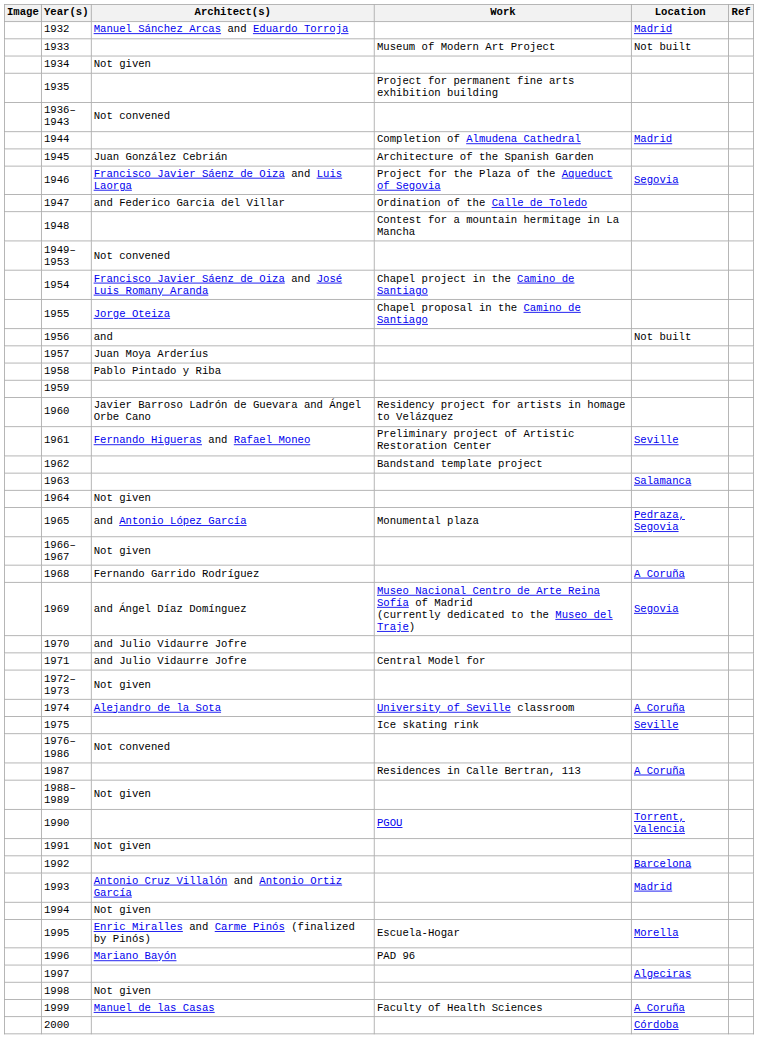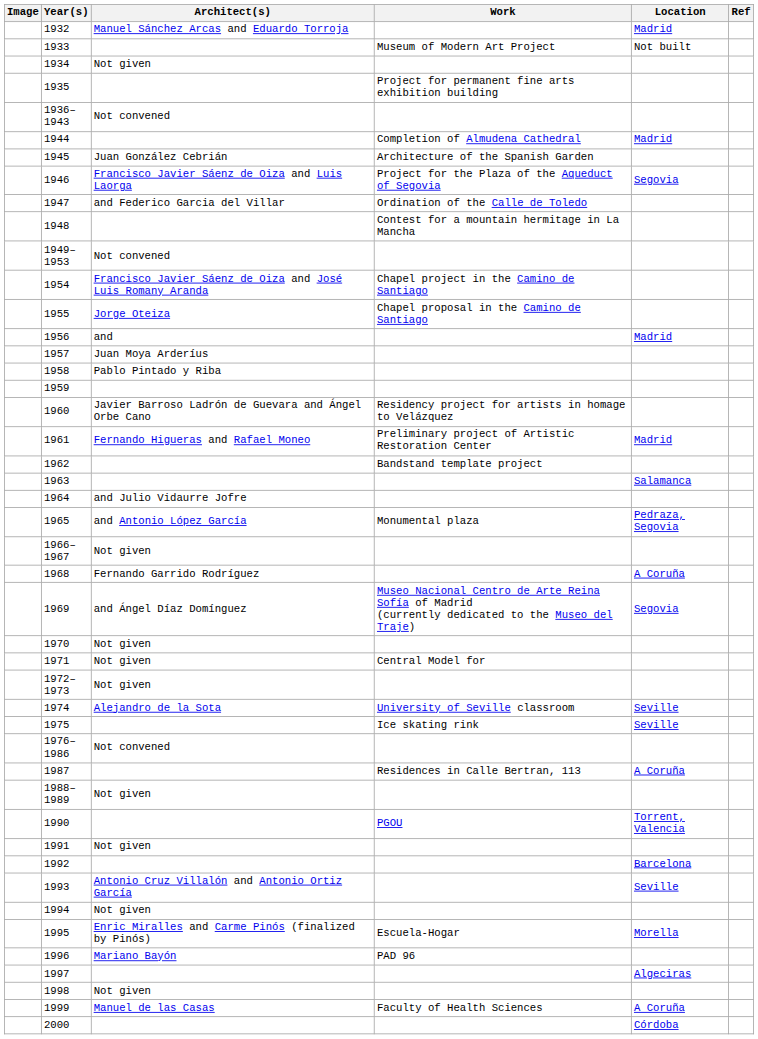(663, 338) Not built -> (653, 338) Madrid
(656, 441) Seville -> (653, 441) Madrid
(122, 499) Not given -> (170, 499) and Julio Vidaurre Jofre
(170, 645) and Julio Vidaurre Jofre -> (122, 645) Not given
(170, 662) and Julio Vidaurre Jofre -> (122, 662) Not given
(659, 708) A Coruña -> (656, 708) Seville
(653, 888) Madrid -> (656, 888) Seville
